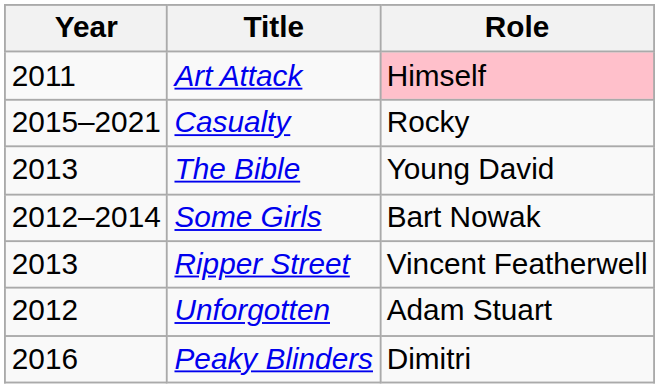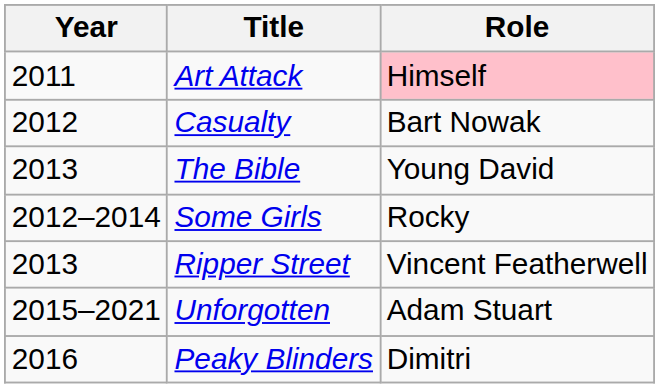(86, 122) 2015–2021 -> (45, 122) 2012
(428, 122) Rocky -> (464, 122) Bart Nowak
(464, 216) Bart Nowak -> (428, 216) Rocky
(45, 311) 2012 -> (86, 311) 2015–2021
